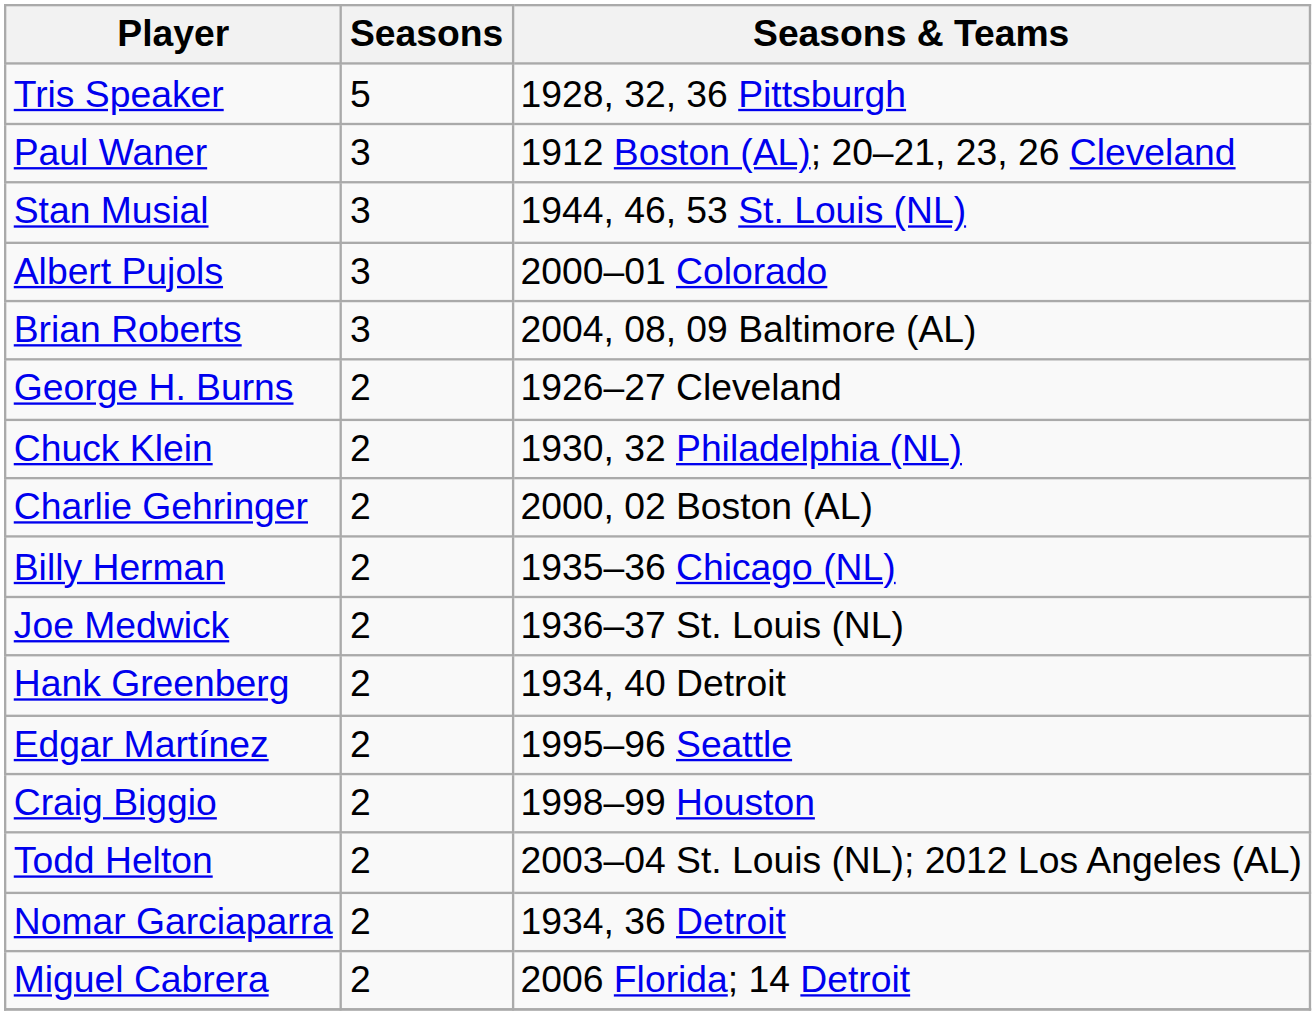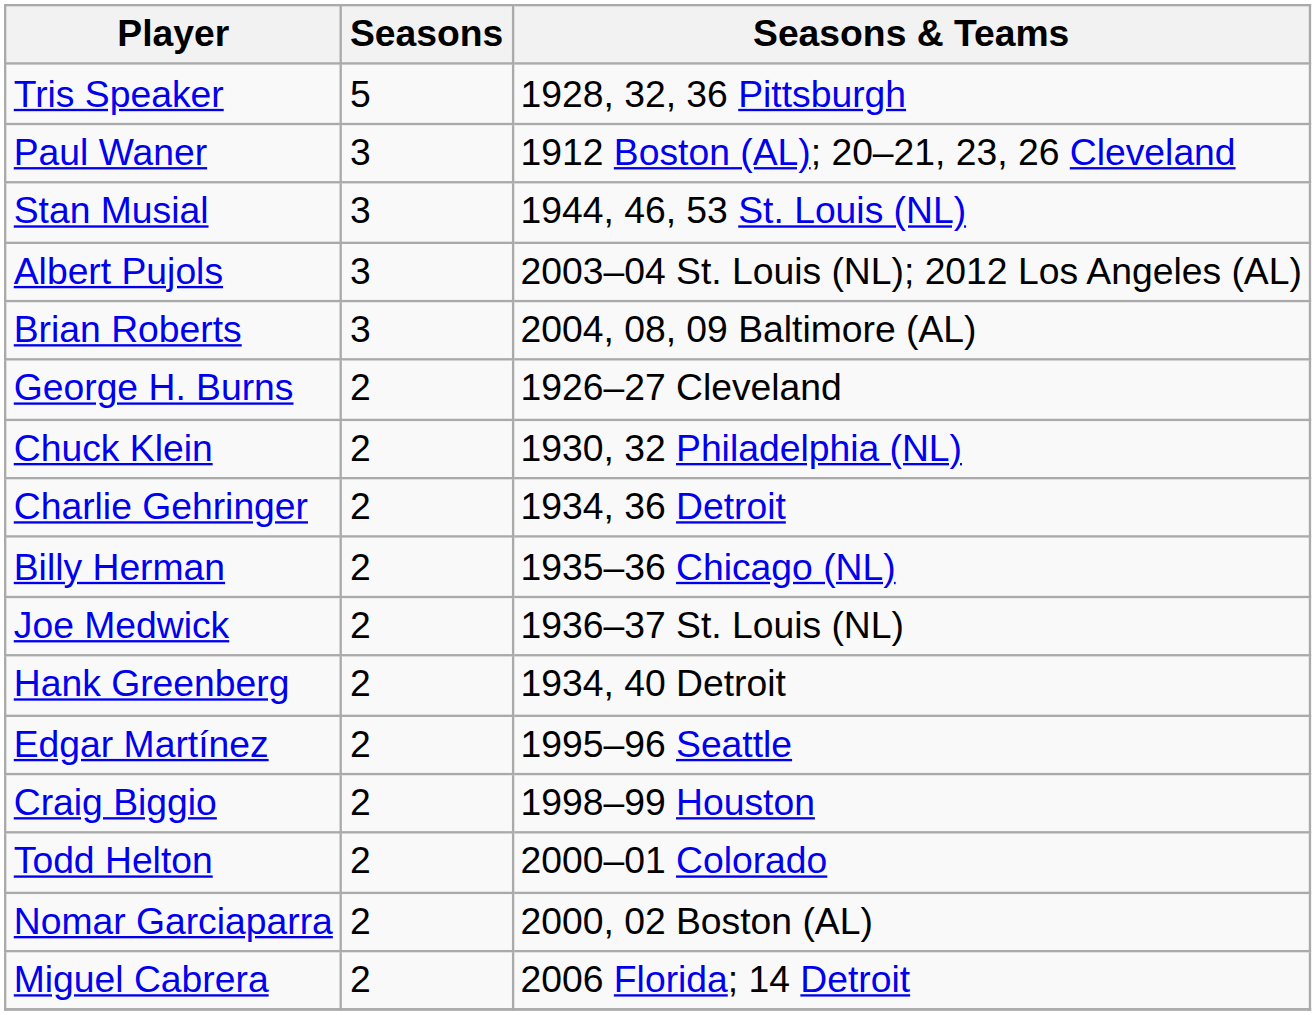(674, 270) 2000–01 Colorado -> (911, 270) 2003–04 St. Louis (NL); 2012 Los Angeles (AL)
(697, 507) 2000, 02 Boston (AL) -> (653, 507) 1934, 36 Detroit
(911, 861) 2003–04 St. Louis (NL); 2012 Los Angeles (AL) -> (674, 861) 2000–01 Colorado
(653, 920) 1934, 36 Detroit -> (697, 920) 2000, 02 Boston (AL)
